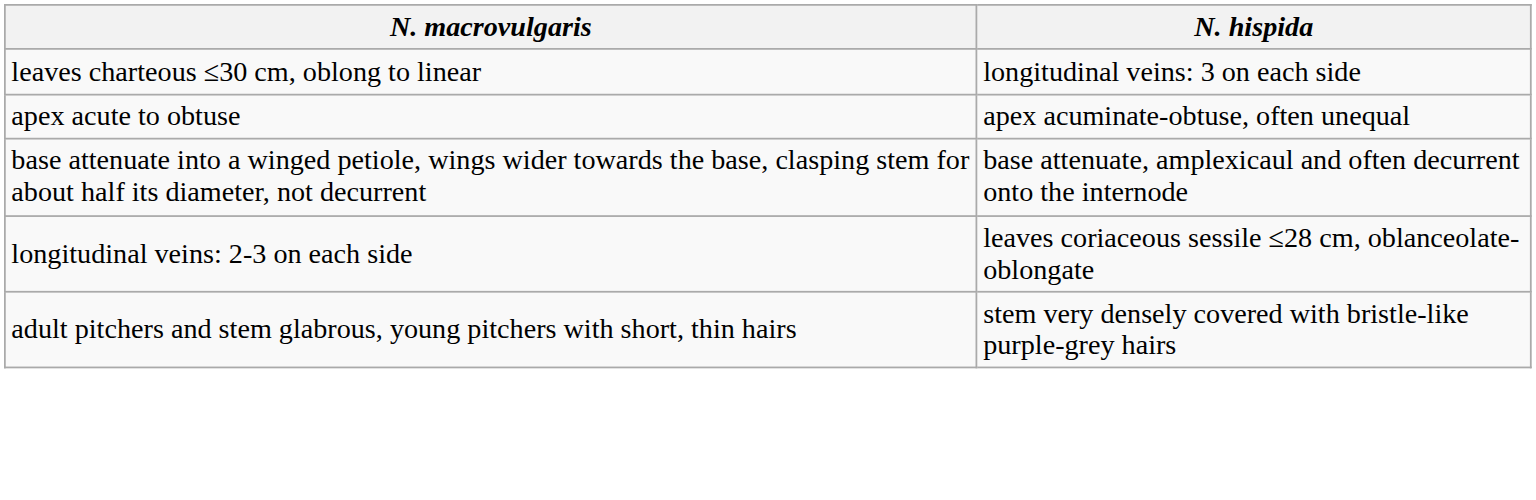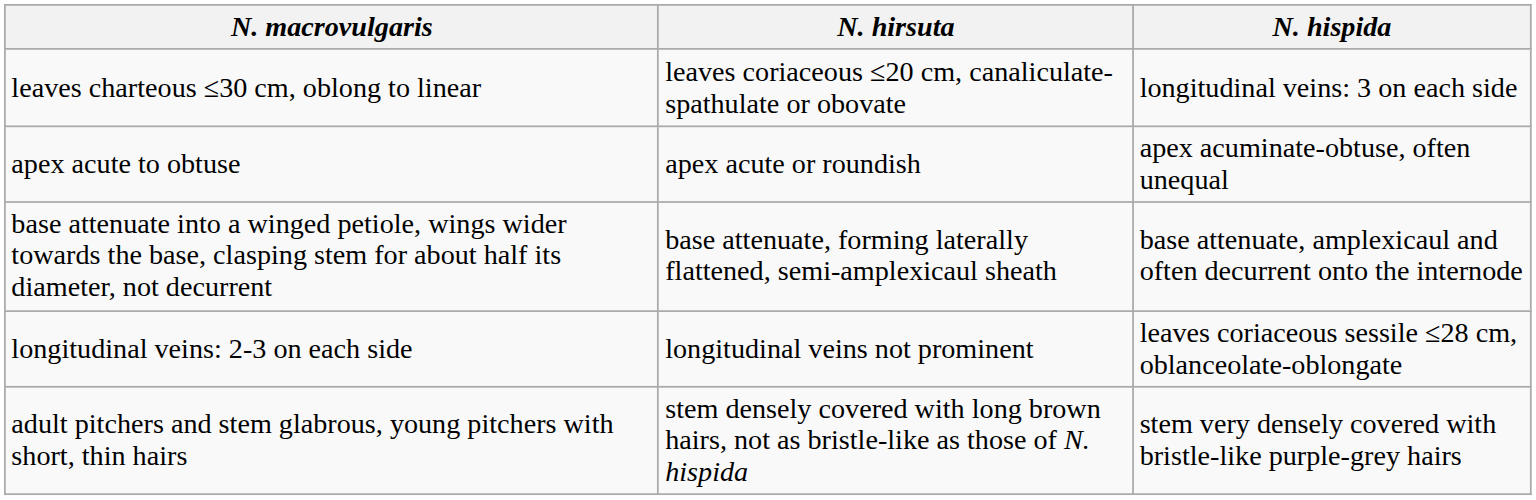+ column: (896, 26)
